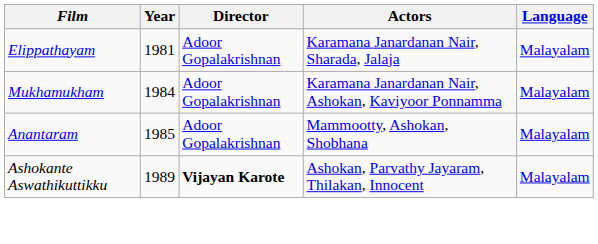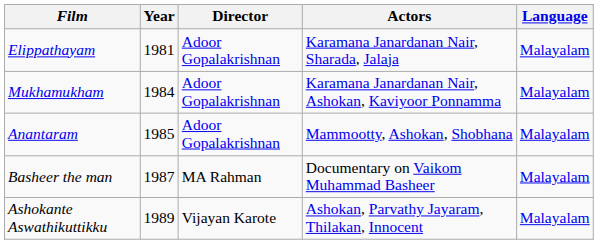+ row: (60, 176)
(233, 176) bold -> (229, 218) normal
